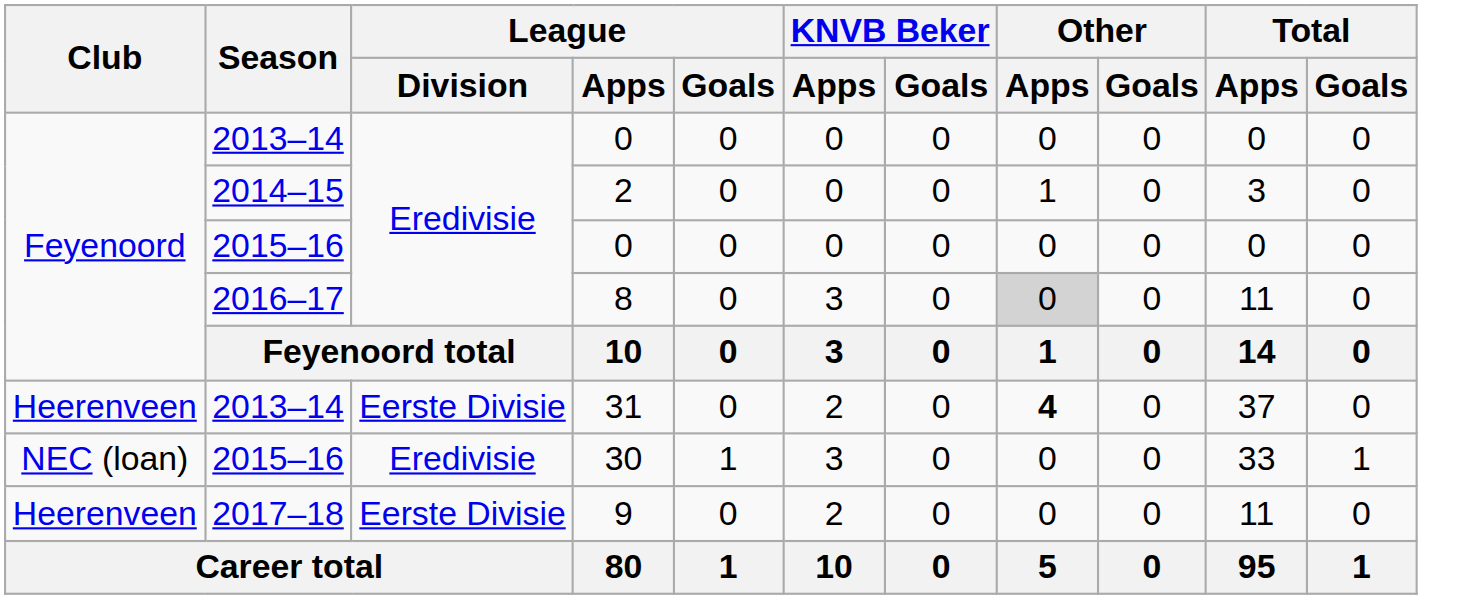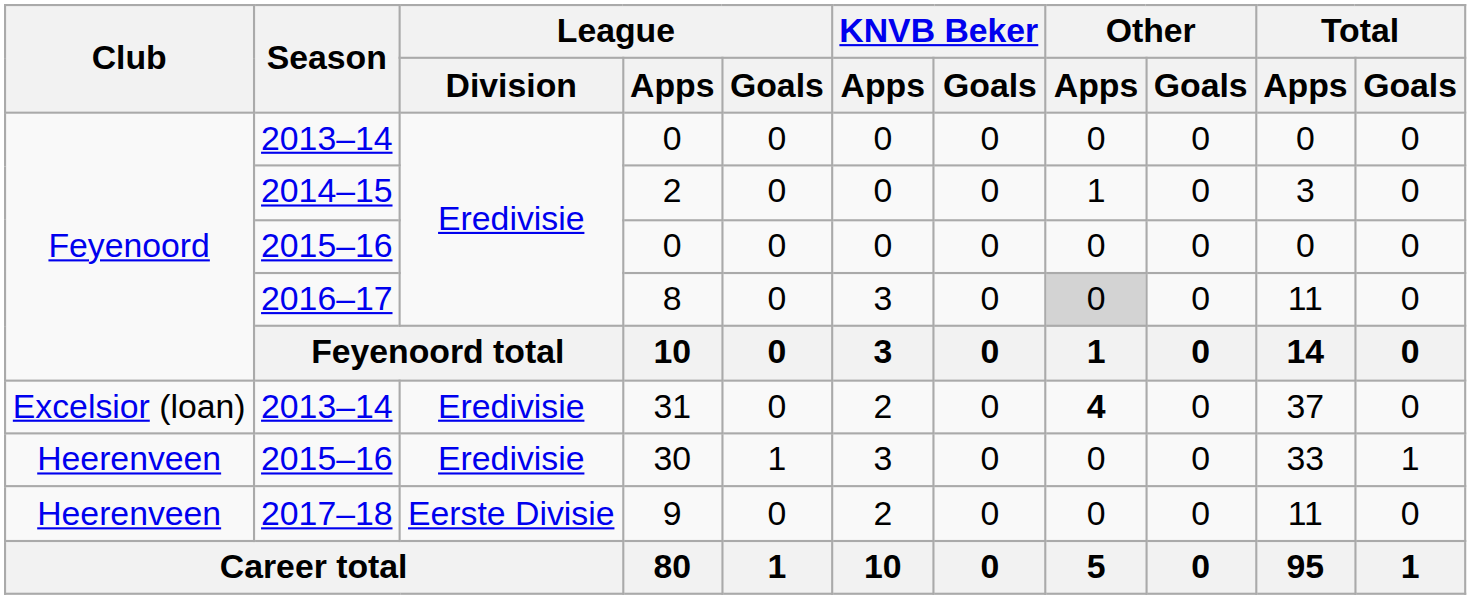(105, 406) Heerenveen -> (129, 406) Excelsior (loan)
(463, 406) Eerste Divisie -> (511, 406) Eredivisie
(105, 459) NEC (loan) -> (129, 459) Heerenveen
